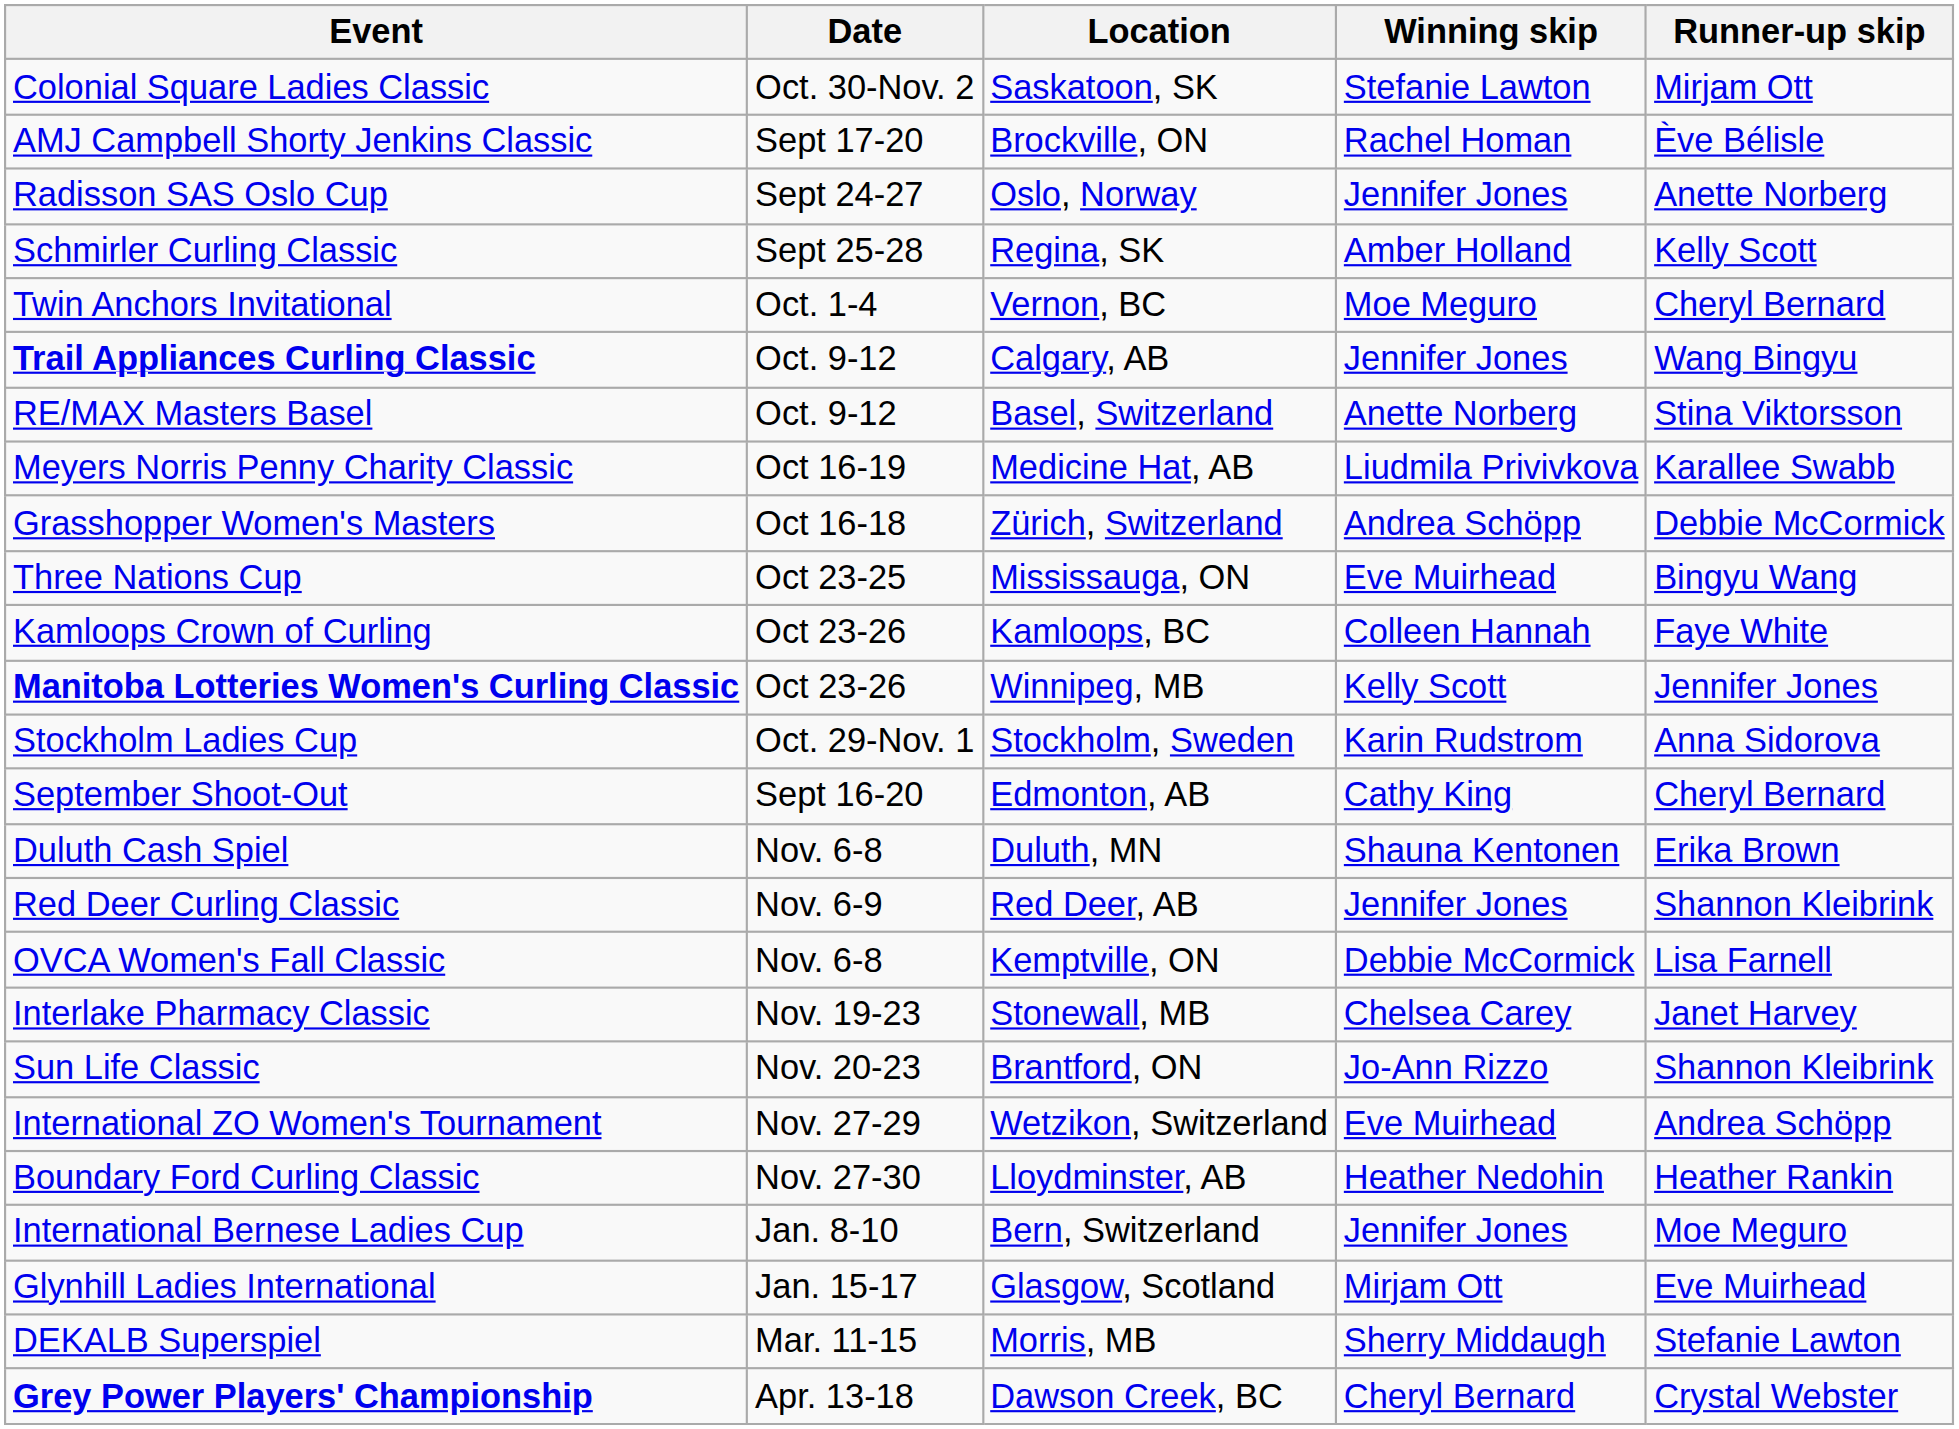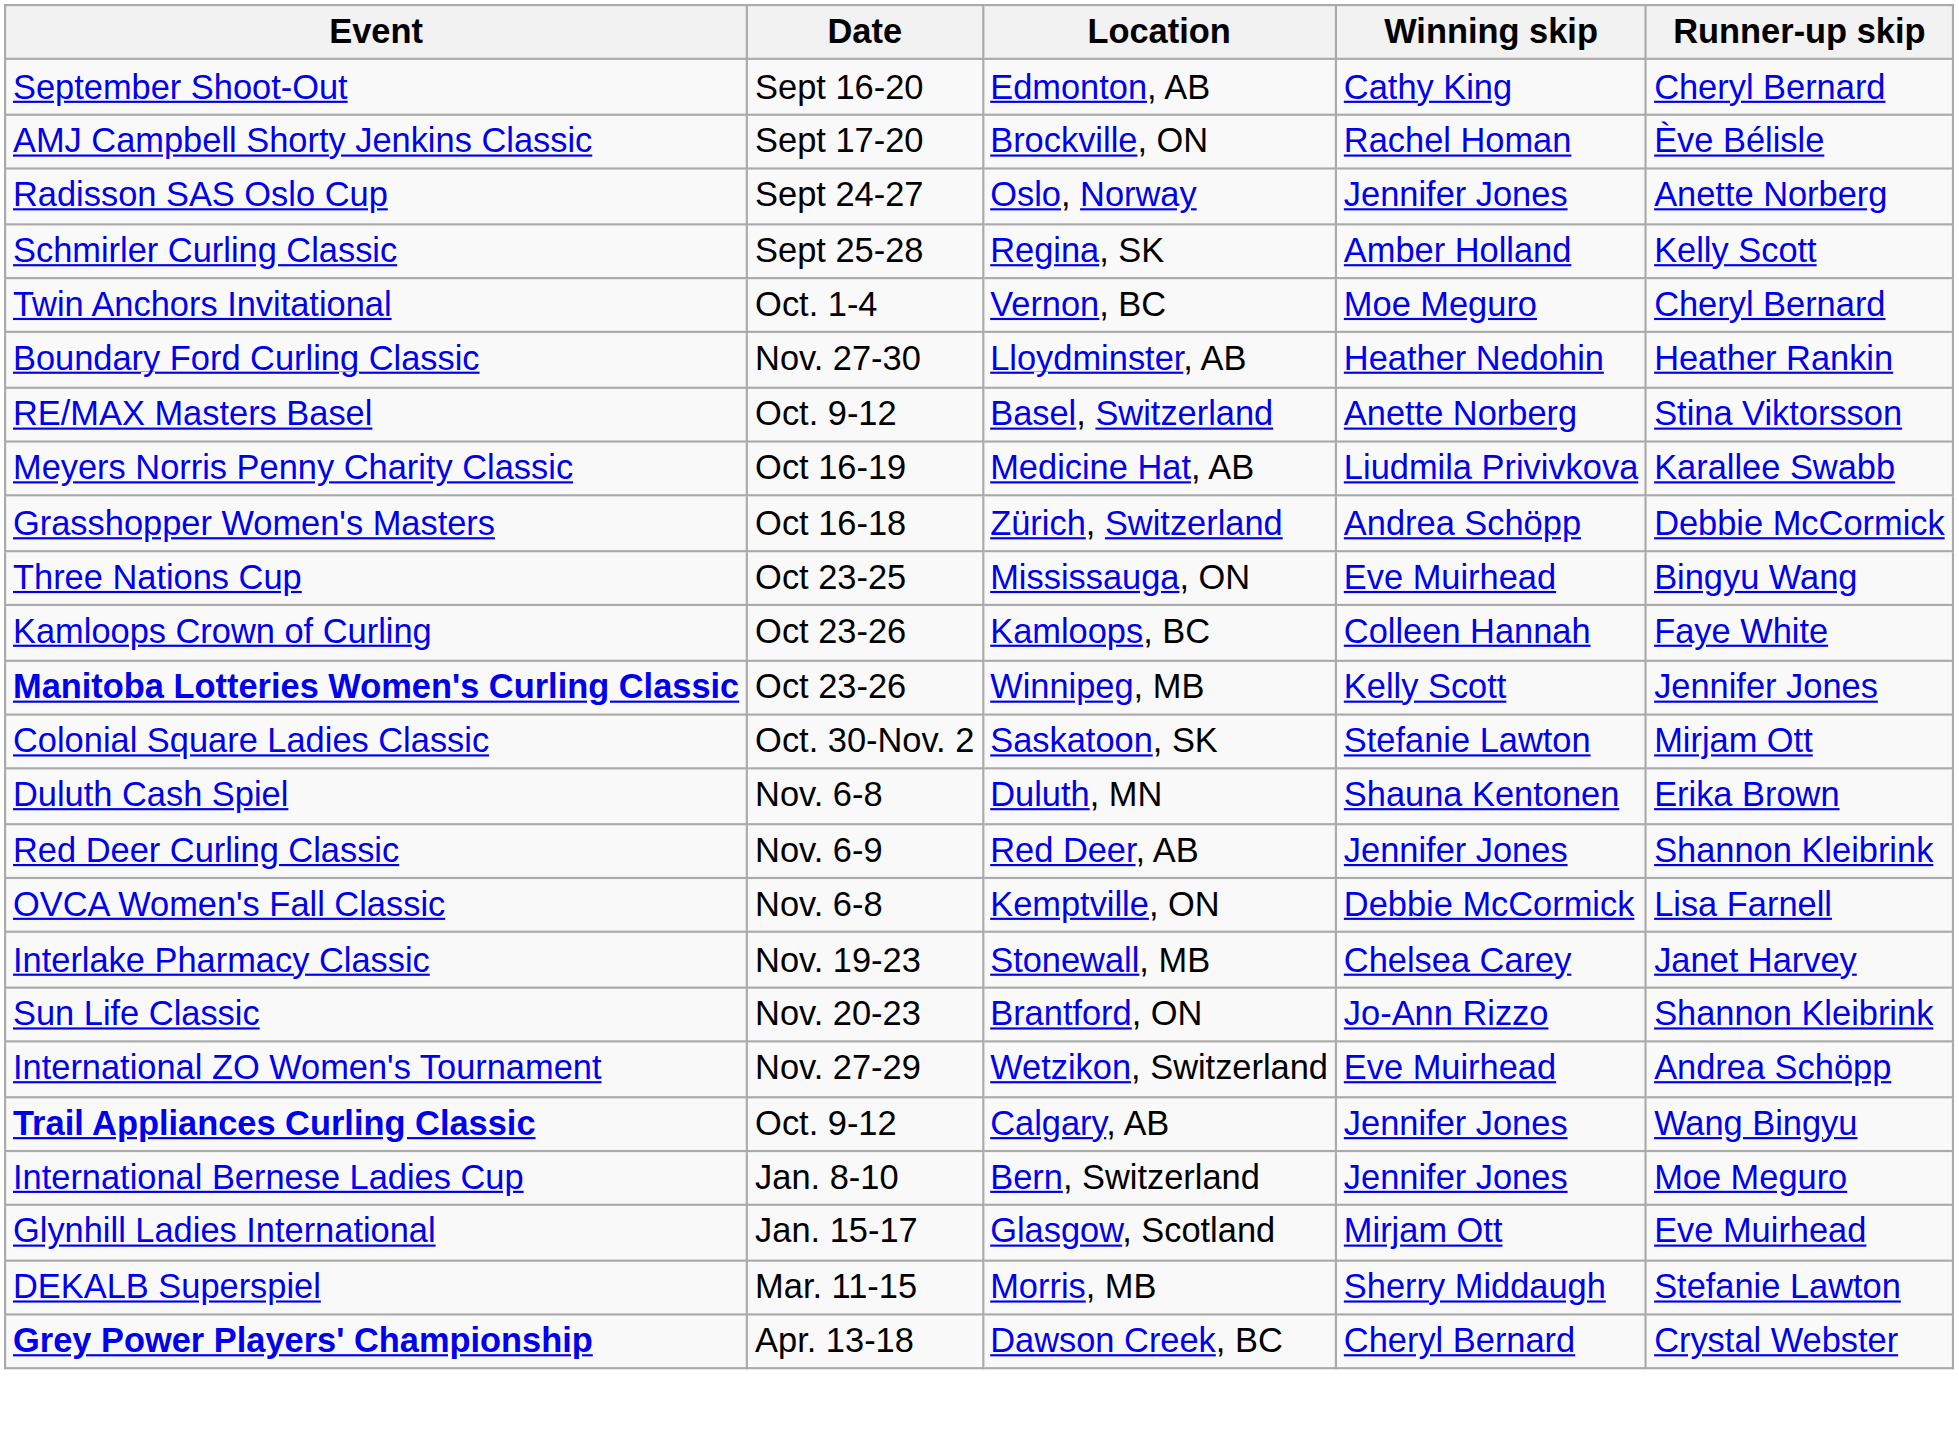rows swapped: (180, 795) <-> (251, 86)
rows swapped: (274, 359) <-> (246, 1177)
- row: (185, 741)
